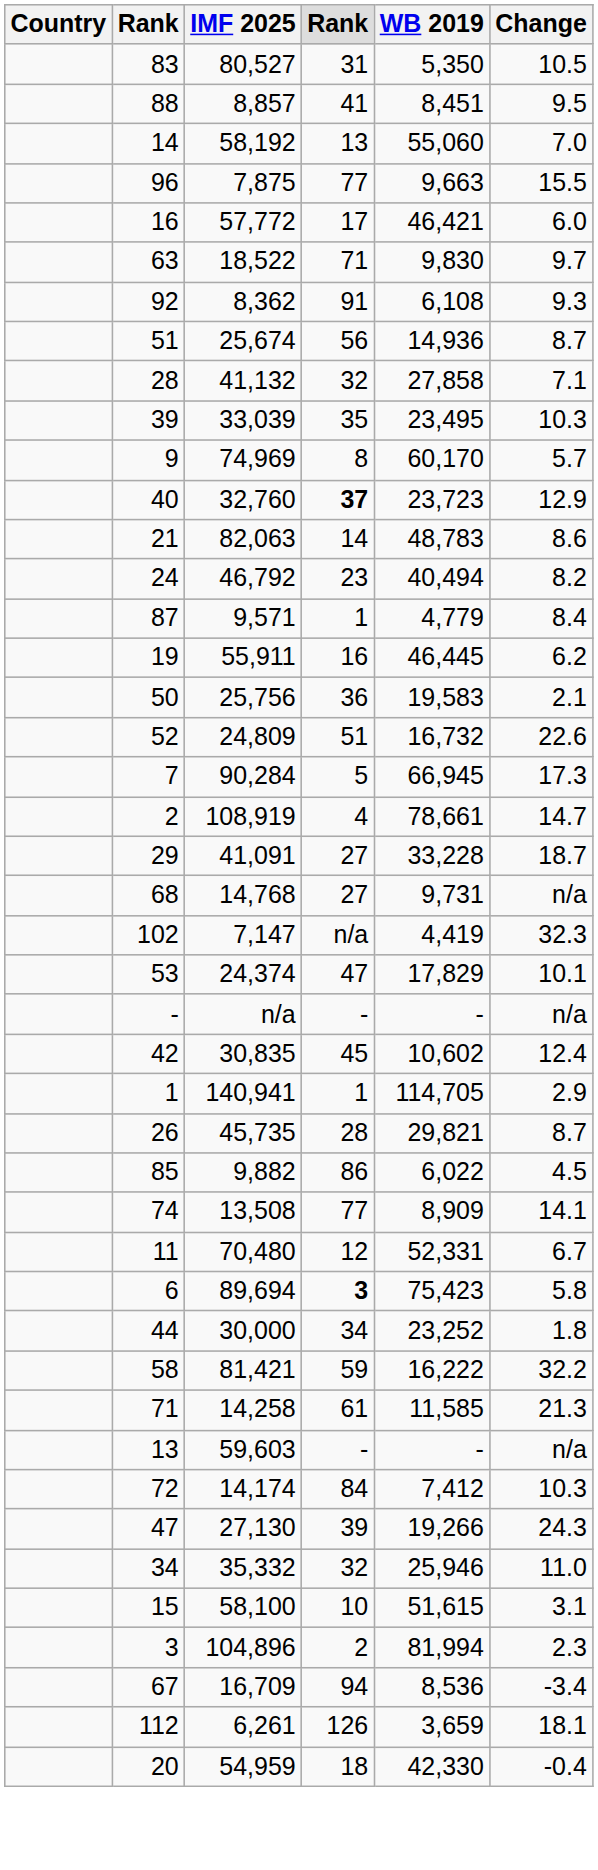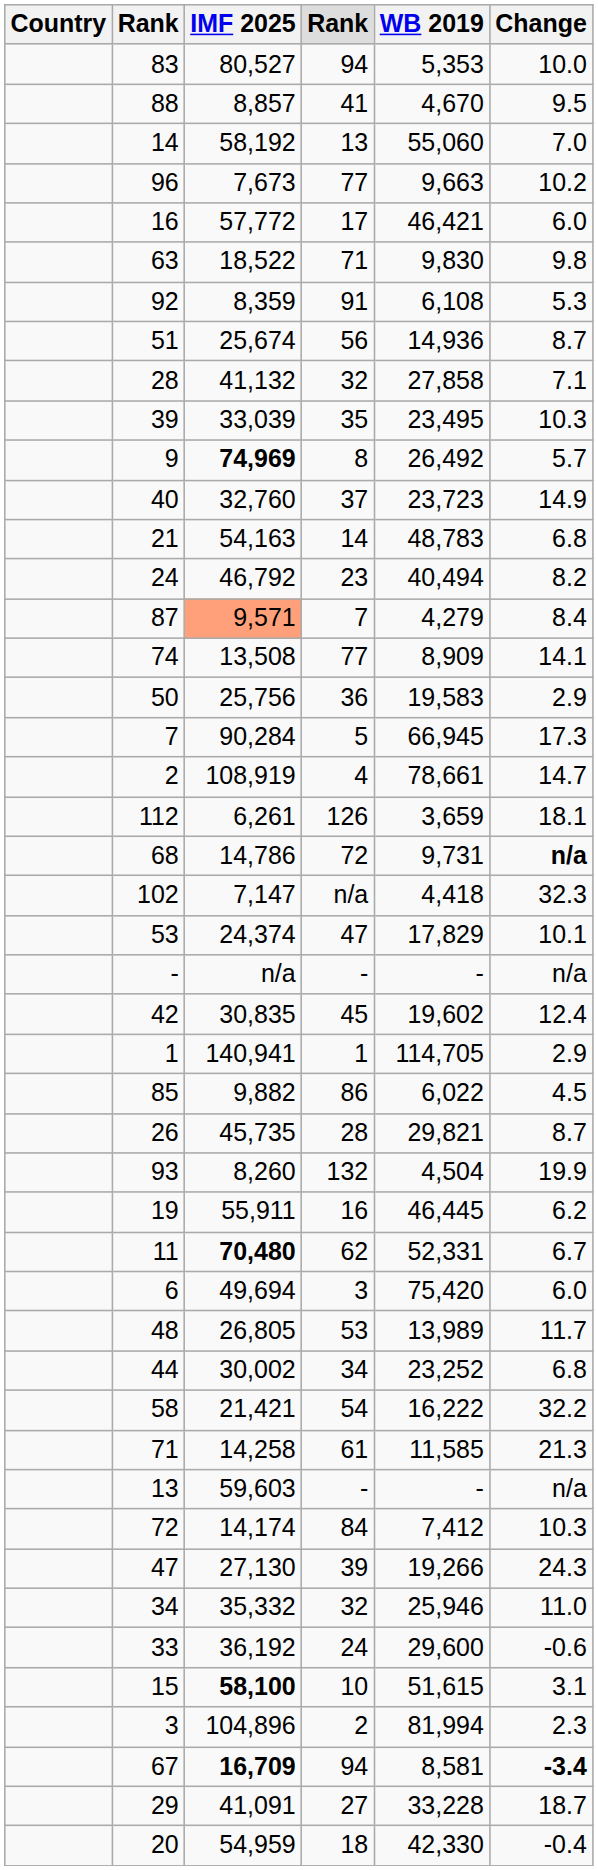(354, 63) 31 -> (354, 63) 94
(453, 63) 5,350 -> (453, 63) 5,353
(563, 63) 10.5 -> (563, 63) 10.0
(453, 103) 8,451 -> (453, 103) 4,670
(264, 182) 7,875 -> (264, 182) 7,673
(563, 182) 15.5 -> (563, 182) 10.2
(569, 261) 9.7 -> (569, 261) 9.8
(264, 301) 8,362 -> (264, 301) 8,359
(569, 301) 9.3 -> (569, 301) 5.3
(258, 459) normal -> (258, 459) bold
(446, 459) 60,170 -> (446, 459) 26,492
(354, 499) bold -> (354, 499) normal
(563, 499) 12.9 -> (563, 499) 14.9
(258, 538) 82,063 -> (258, 538) 54,163
(569, 538) 8.6 -> (569, 538) 6.8
(264, 618) no background -> (264, 618) lightsalmon background
(361, 618) 1 -> (361, 618) 7
(453, 618) 4,779 -> (453, 618) 4,279
rows swapped: (165, 657) <-> (165, 1211)
(569, 697) 2.1 -> (569, 697) 2.9
- row: (165, 736)
rows swapped: (165, 855) <-> (159, 1726)
(258, 895) 14,768 -> (258, 855) 14,786
(354, 895) 27 -> (354, 855) 72
(569, 895) normal -> (569, 855) bold
(453, 934) 4,419 -> (453, 895) 4,418
(446, 1053) 10,602 -> (446, 1013) 19,602
rows swapped: (165, 1172) <-> (165, 1132)
+ row: (165, 1172)
(258, 1251) normal -> (258, 1251) bold
(354, 1251) 12 -> (354, 1251) 62
(258, 1291) 89,694 -> (258, 1291) 49,694
(361, 1291) bold -> (361, 1291) normal
(446, 1291) 75,423 -> (446, 1291) 75,420
(569, 1291) 5.8 -> (569, 1291) 6.0
+ row: (165, 1330)
(258, 1330) 30,000 -> (258, 1370) 30,002
(569, 1330) 1.8 -> (569, 1370) 6.8
(258, 1370) 81,421 -> (258, 1409) 21,421
(354, 1370) 59 -> (354, 1409) 54
+ row: (165, 1647)
(258, 1607) normal -> (258, 1686) bold
(258, 1686) normal -> (258, 1766) bold
(453, 1686) 8,536 -> (453, 1766) 8,581
(565, 1686) normal -> (565, 1766) bold
